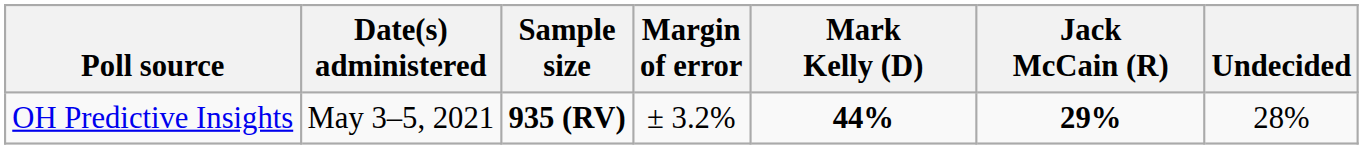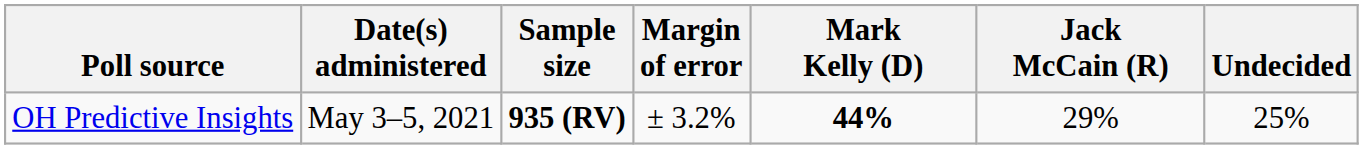(1091, 116) bold -> (1091, 116) normal
(1281, 116) 28% -> (1281, 116) 25%
